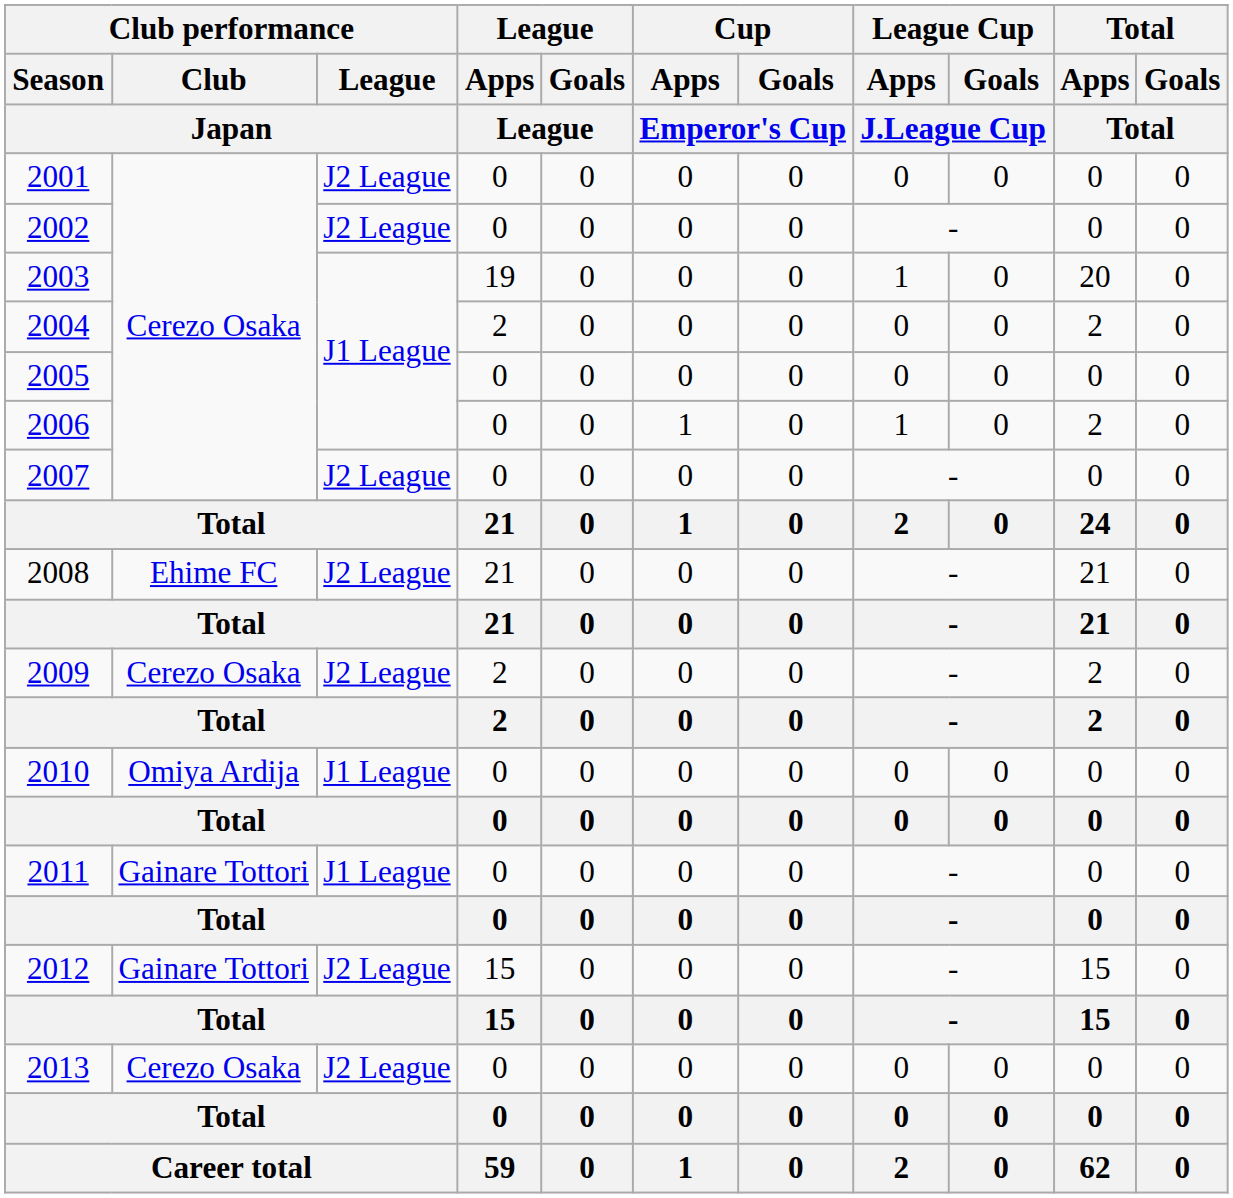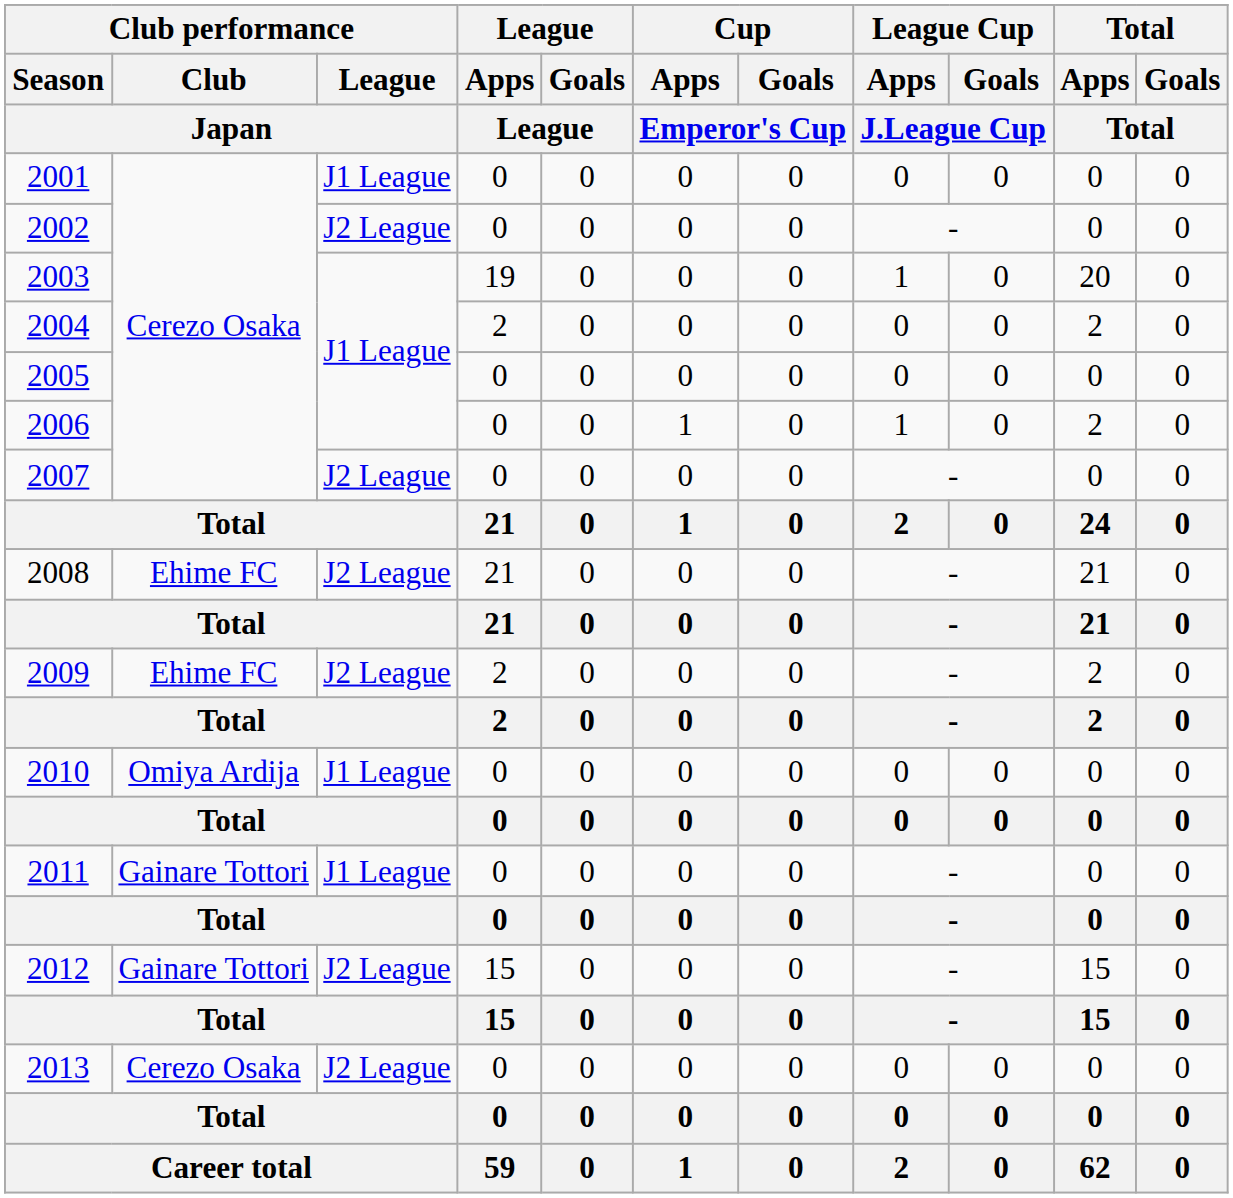(387, 177) J2 League -> (387, 177) J1 League
(214, 672) Cerezo Osaka -> (214, 672) Ehime FC
